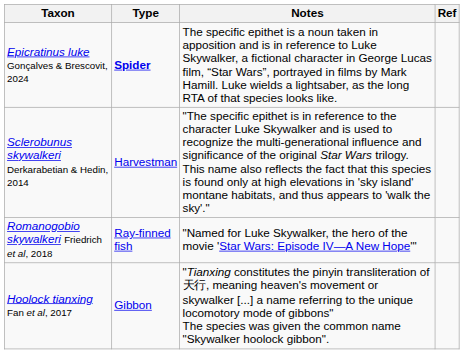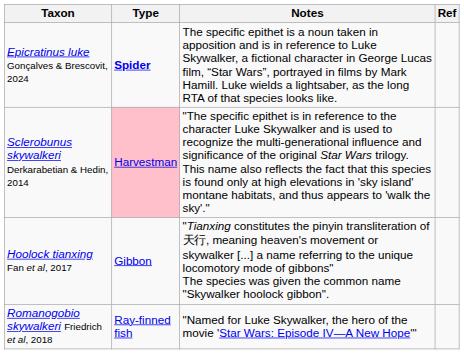(146, 162) no background -> (146, 162) pink background
rows swapped: (50, 305) <-> (55, 240)
